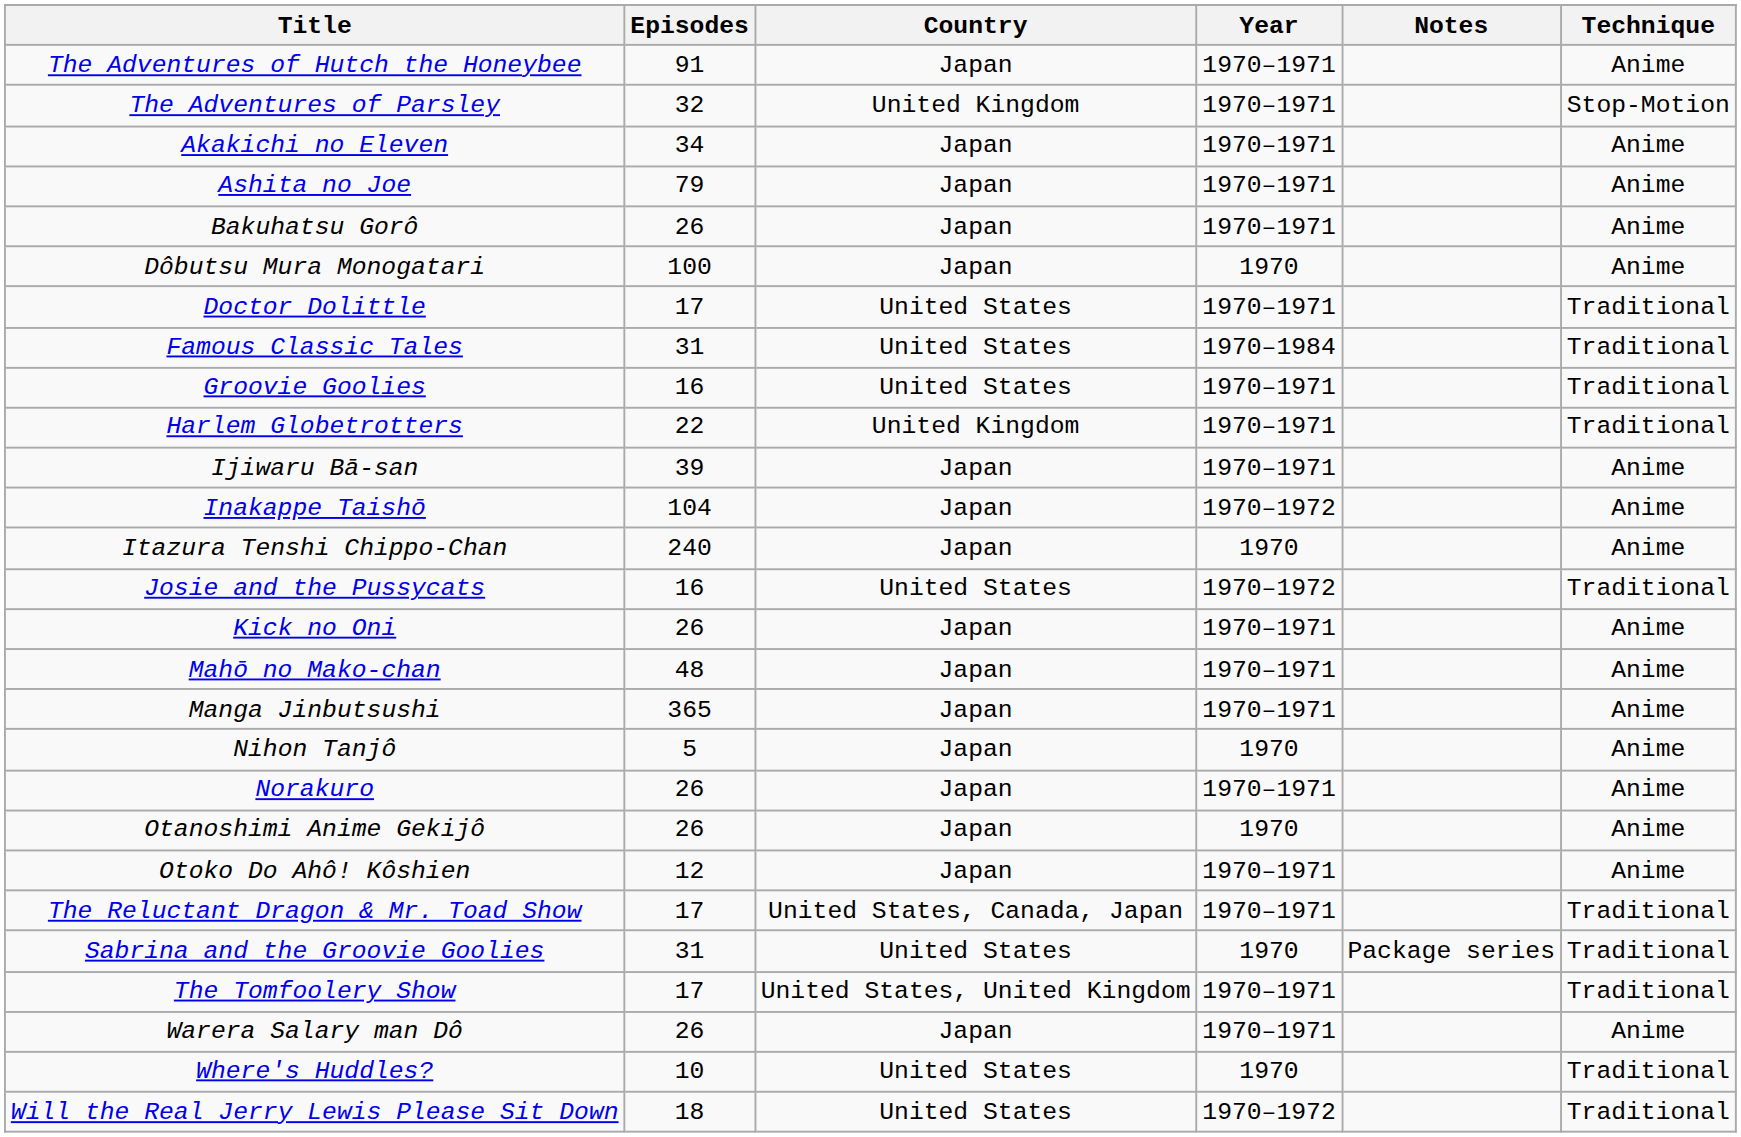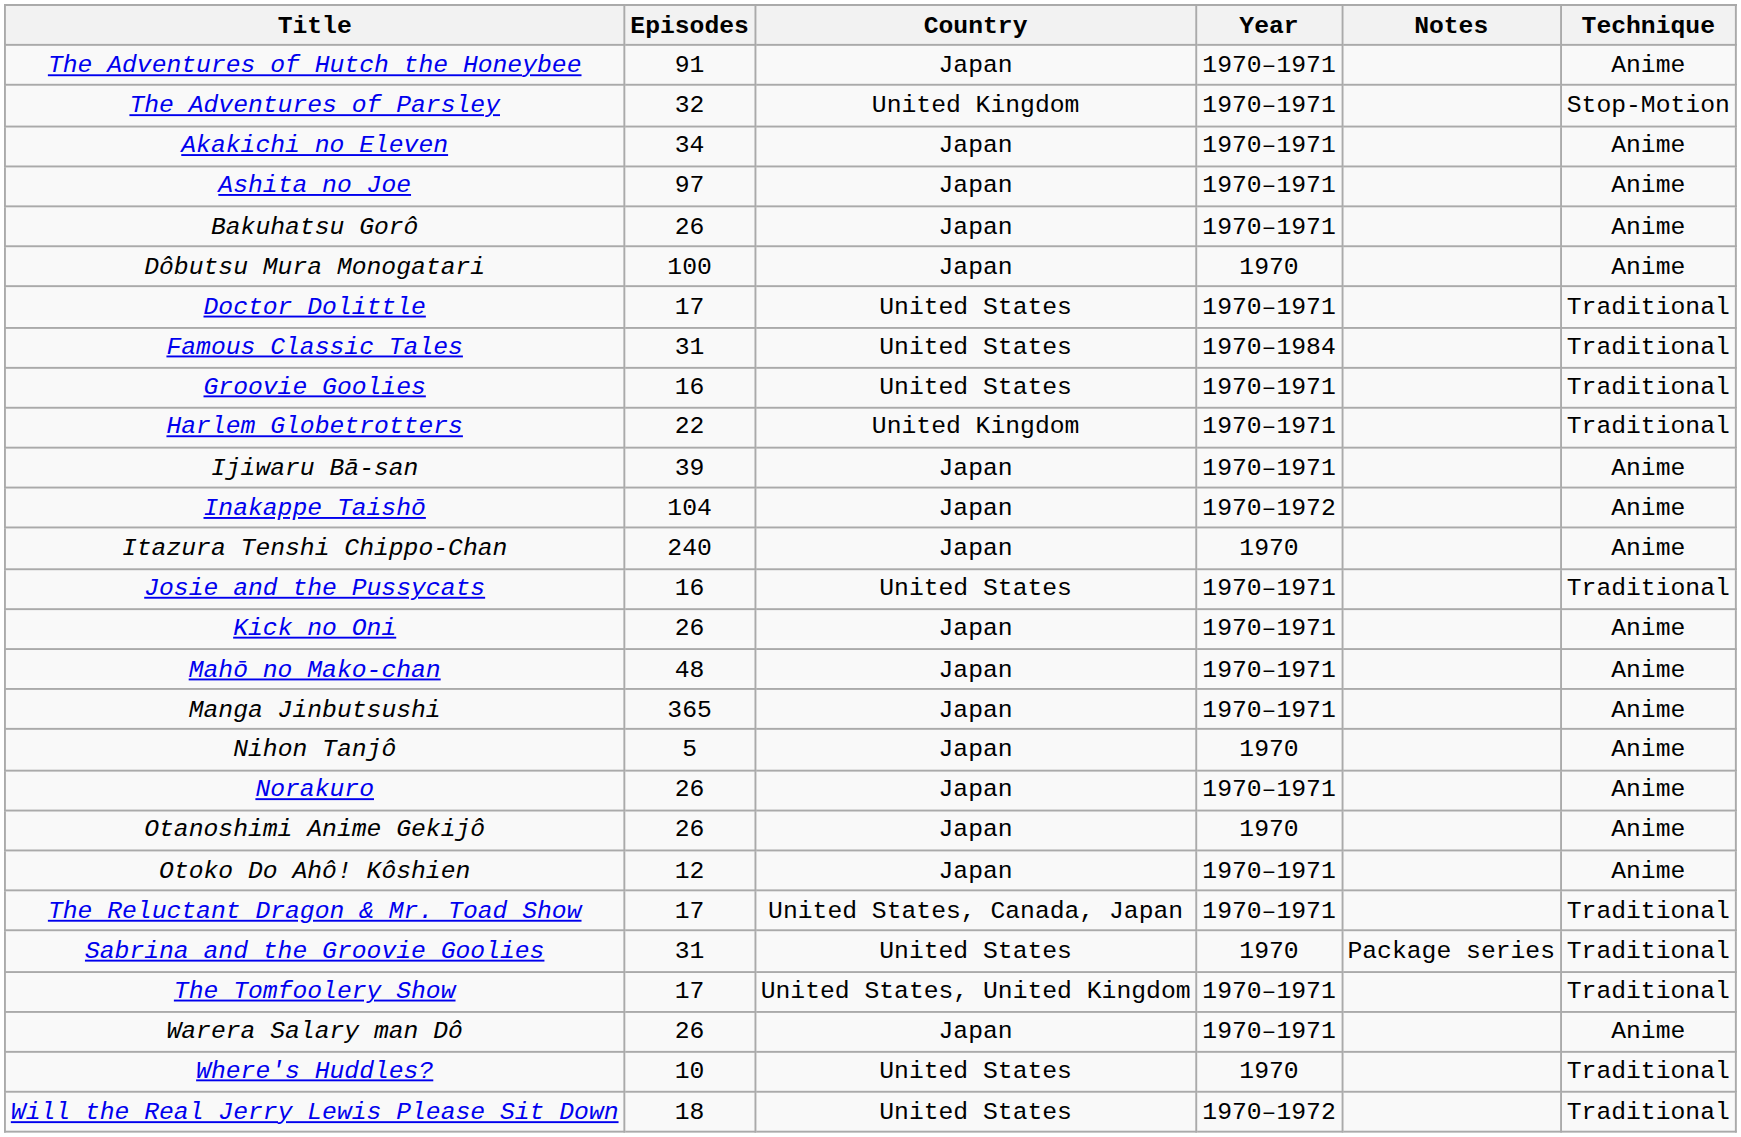(690, 186) 79 -> (690, 186) 97
(1269, 589) 1970–1972 -> (1269, 589) 1970–1971
